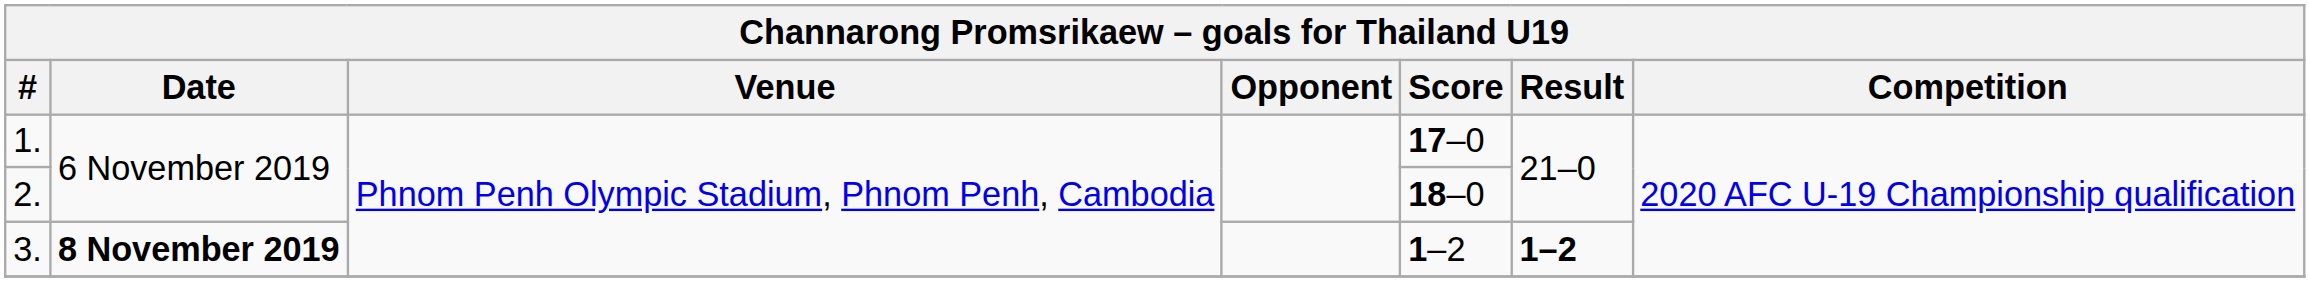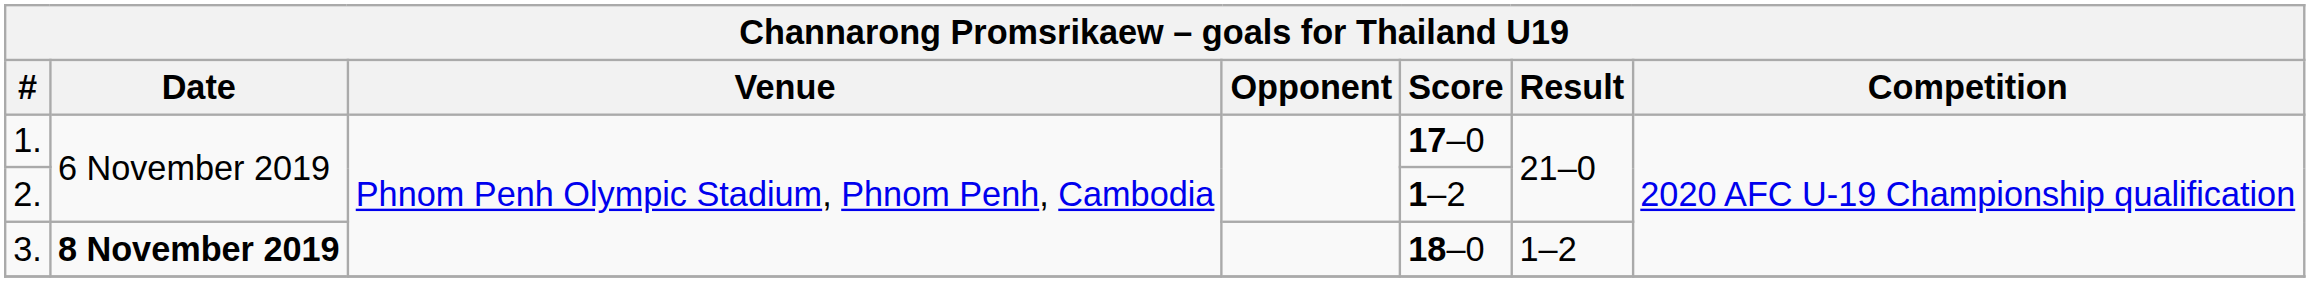(1446, 195) 18–0 -> (1437, 195) 1–2
(1437, 249) 1–2 -> (1446, 249) 18–0
(1548, 249) bold -> (1548, 249) normal
